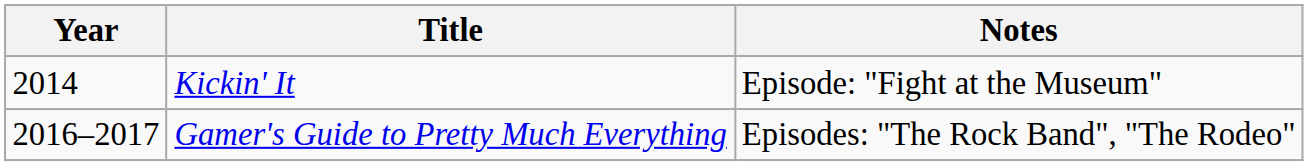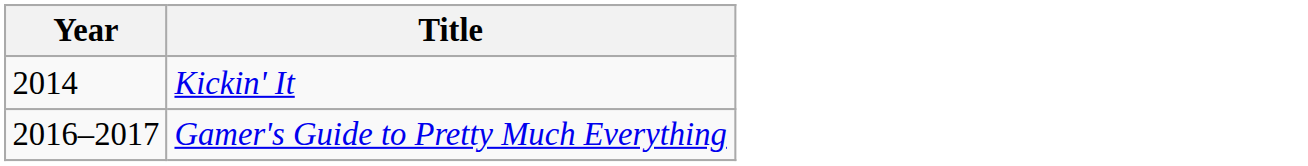- column: (1019, 30)
